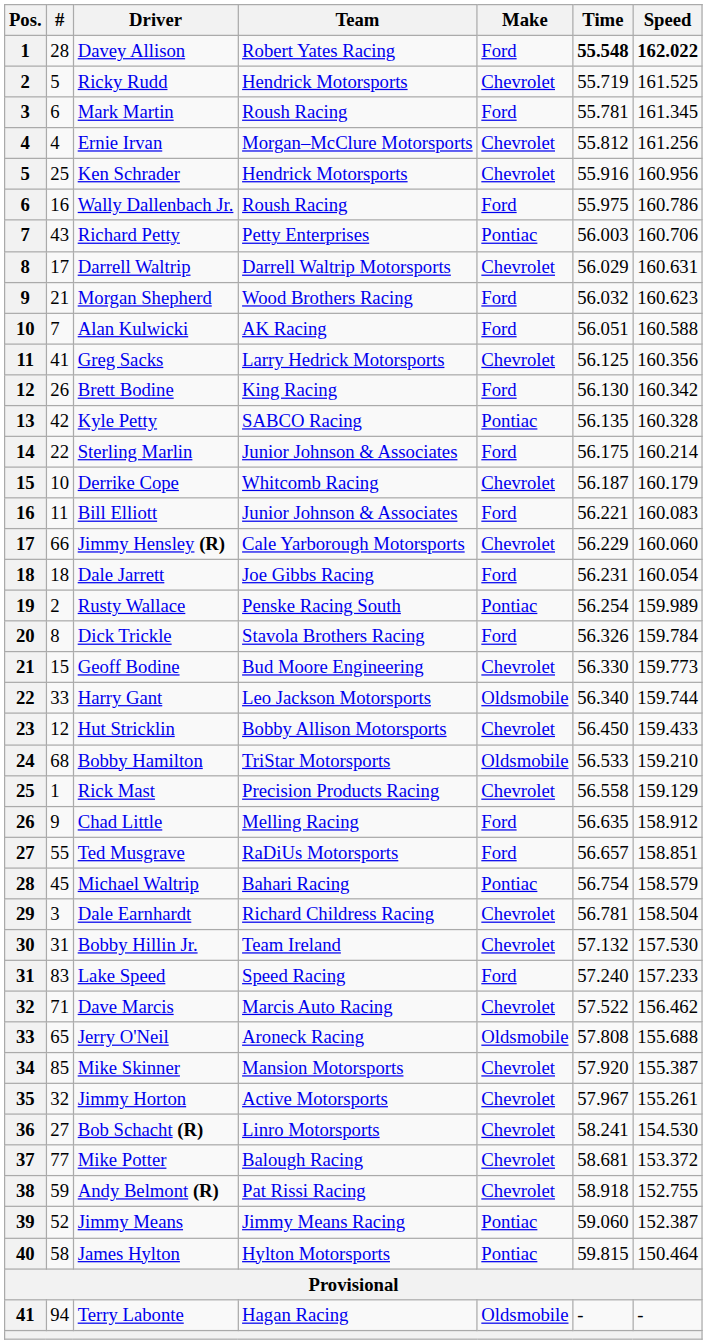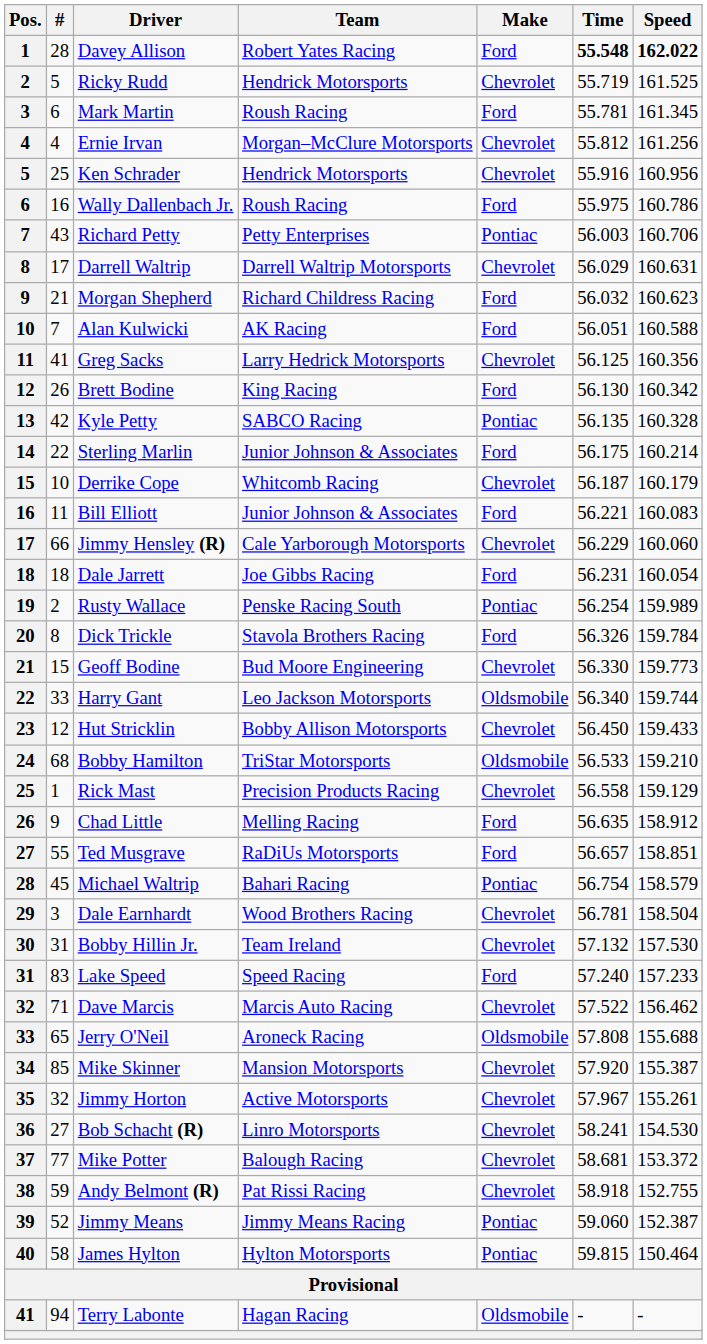(327, 297) Wood Brothers Racing -> (338, 297) Richard Childress Racing
(338, 914) Richard Childress Racing -> (327, 914) Wood Brothers Racing
